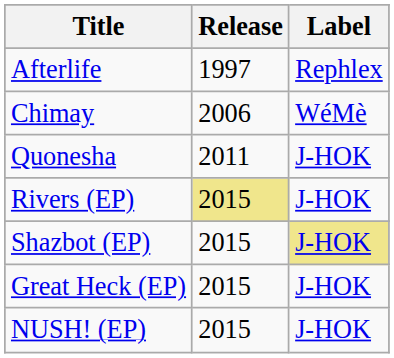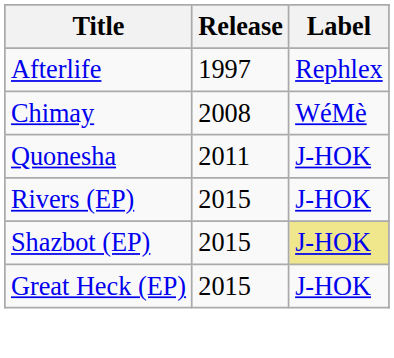(225, 113) 2006 -> (225, 113) 2008
(225, 199) khaki background -> (225, 199) no background
- row: (78, 329)
